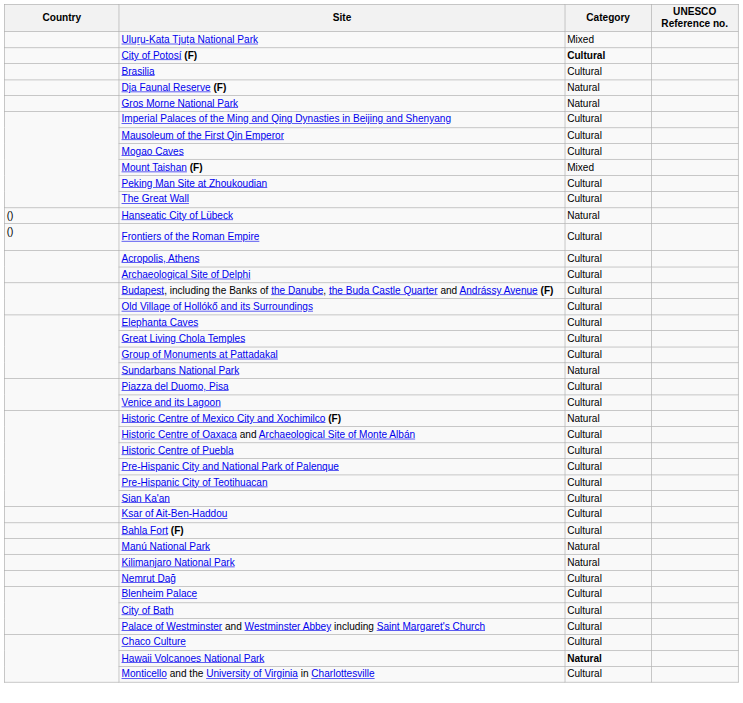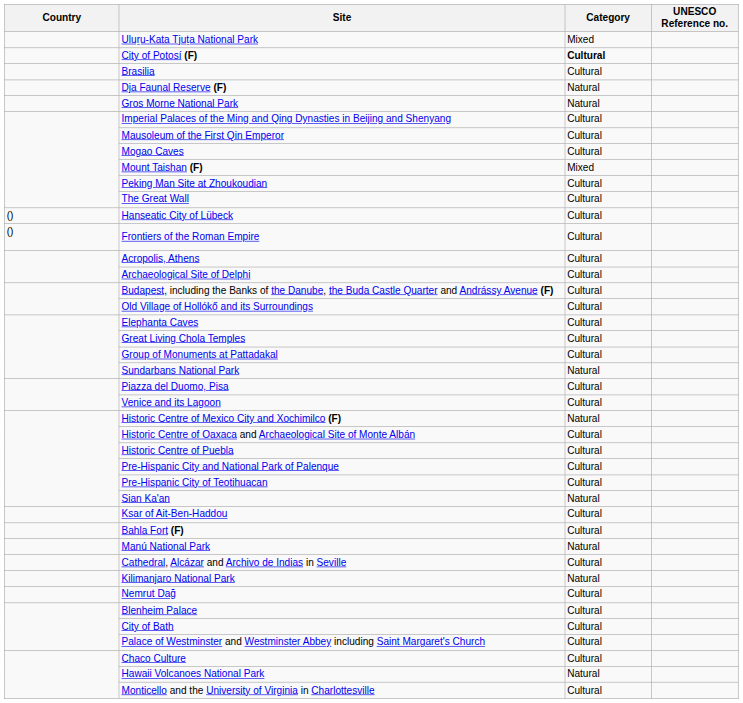(583, 215) Natural -> (585, 215) Cultural
(585, 498) Cultural -> (583, 498) Natural
+ row: (234, 562)
(585, 658) bold -> (583, 674) normal
